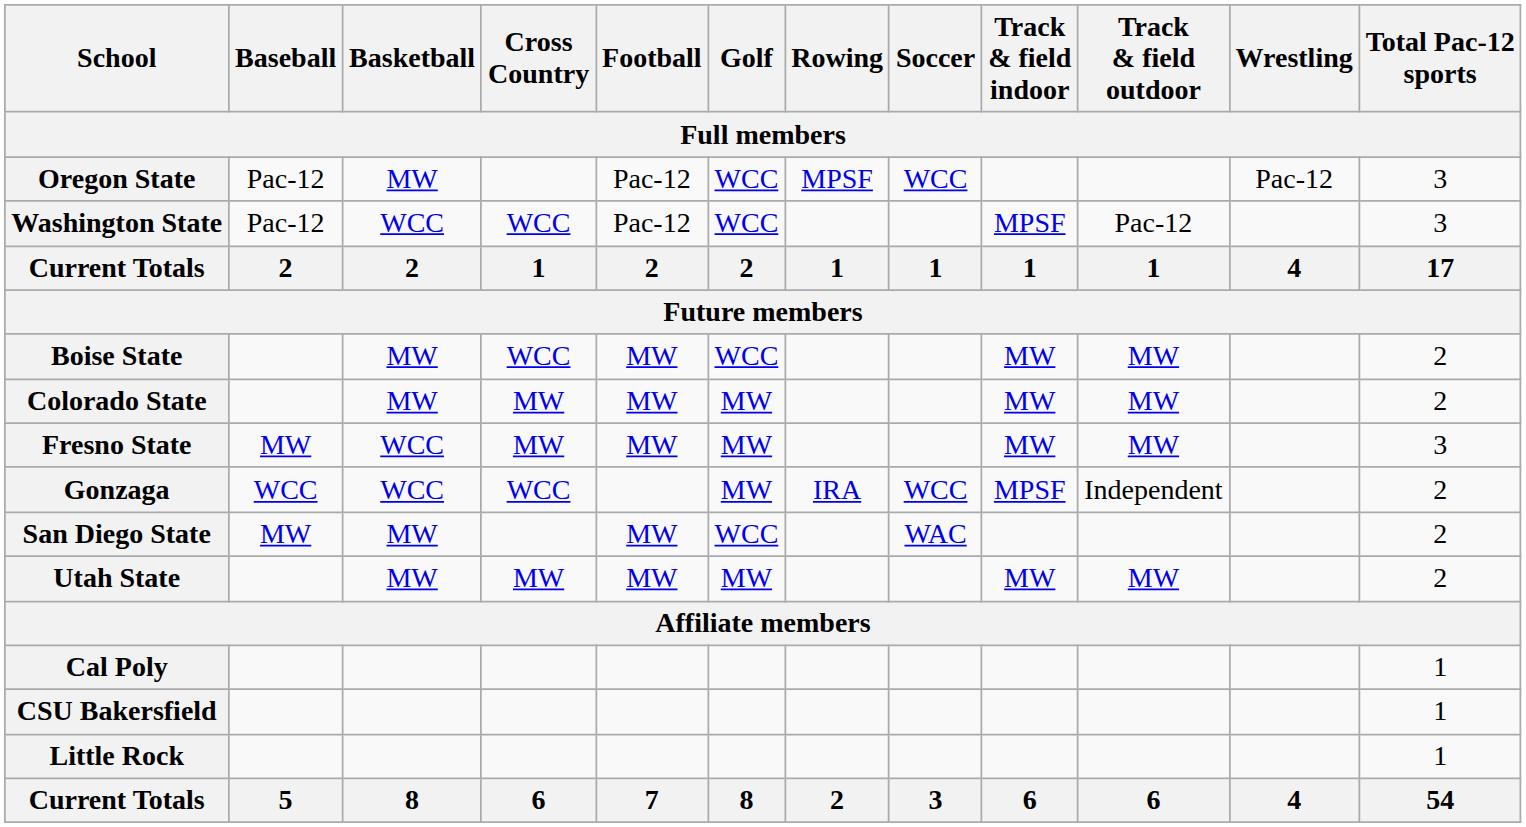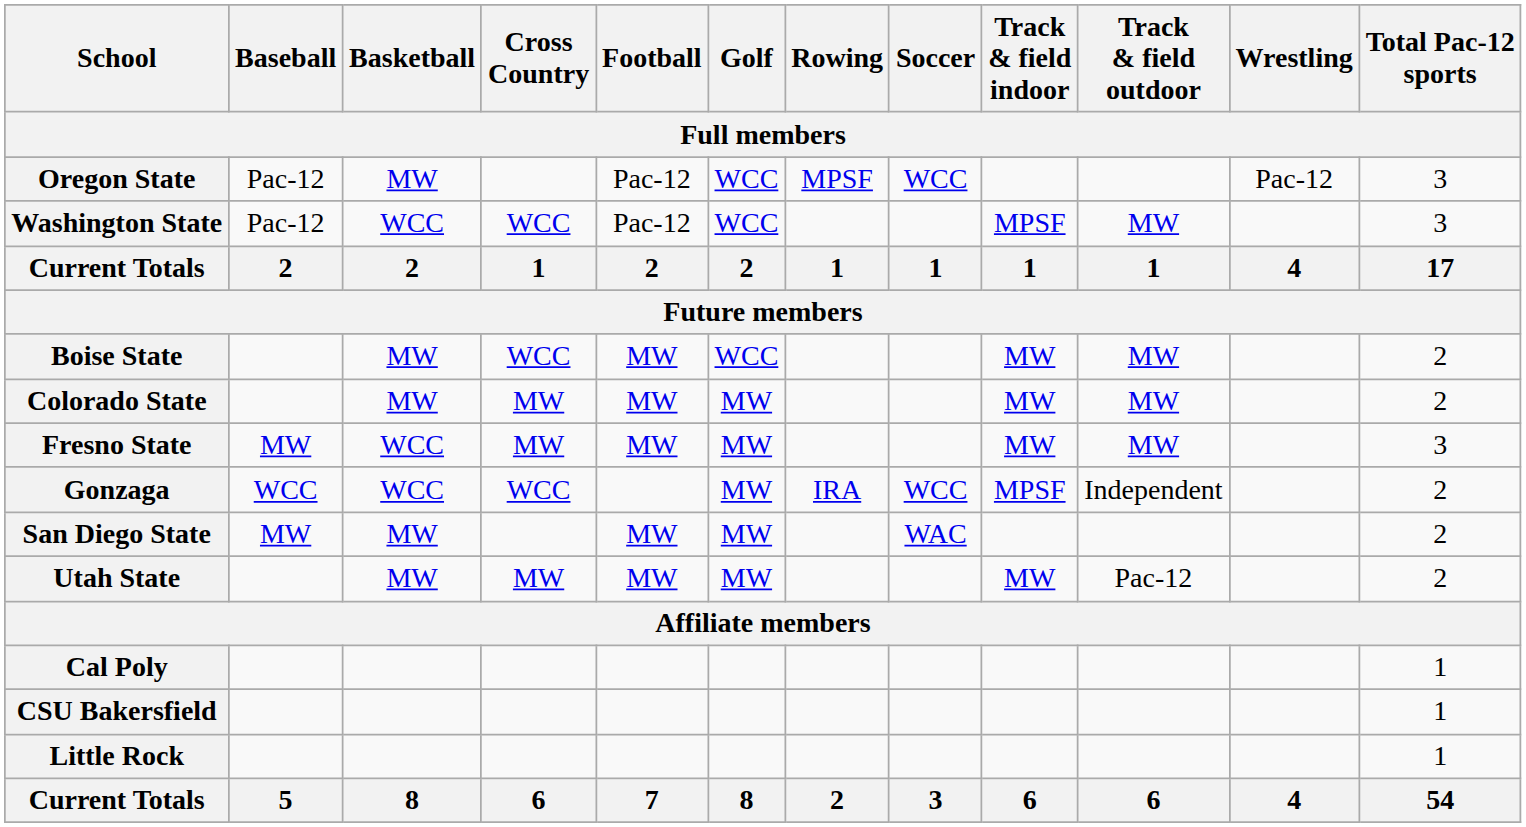(1153, 222) Pac-12 -> (1153, 222) MW
(746, 533) WCC -> (746, 533) MW
(1153, 578) MW -> (1153, 578) Pac-12
